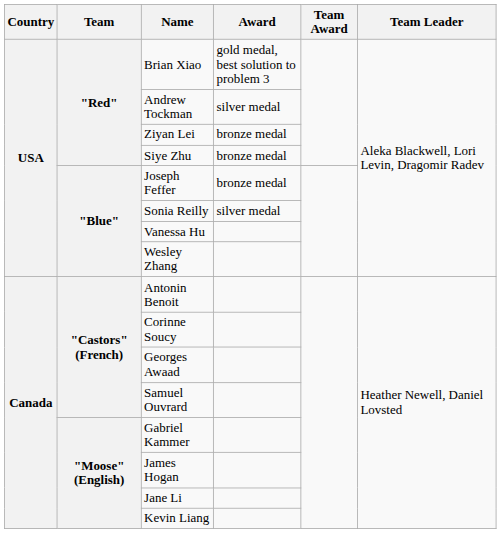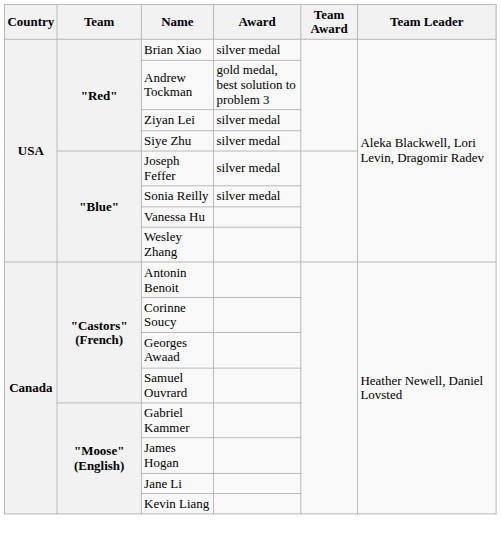(256, 64) gold medal, best solution to problem 3 -> (248, 49) silver medal
(248, 106) silver medal -> (256, 85) gold medal, best solution to problem 3
(252, 134) bronze medal -> (248, 120) silver medal
(252, 155) bronze medal -> (248, 140) silver medal
(252, 183) bronze medal -> (248, 168) silver medal
